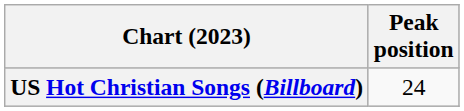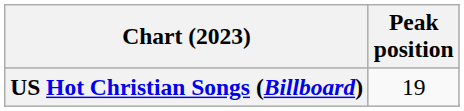(414, 86) 24 -> (414, 86) 19
